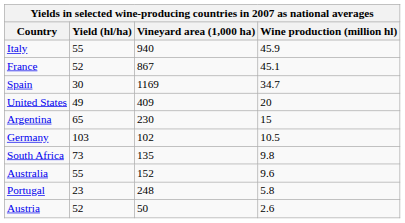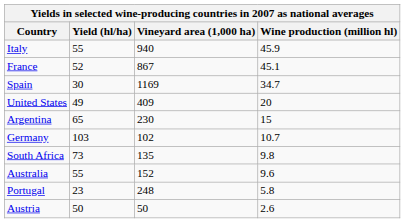(270, 137) 10.5 -> (270, 137) 10.7
(78, 208) 52 -> (78, 208) 50
